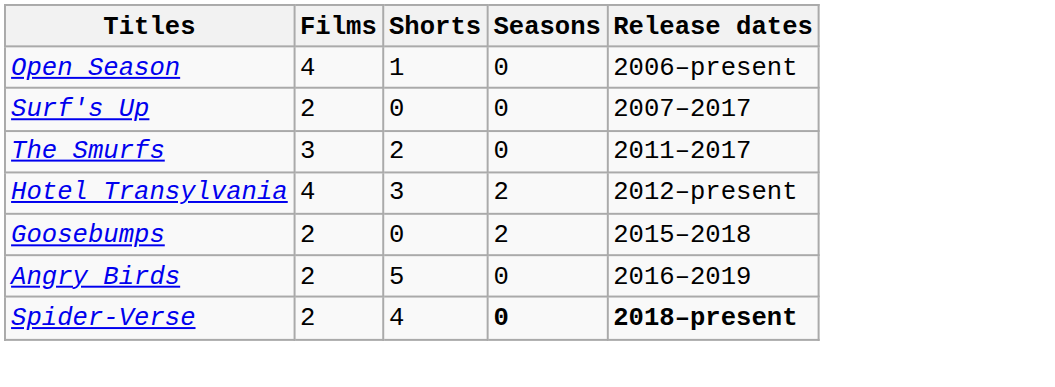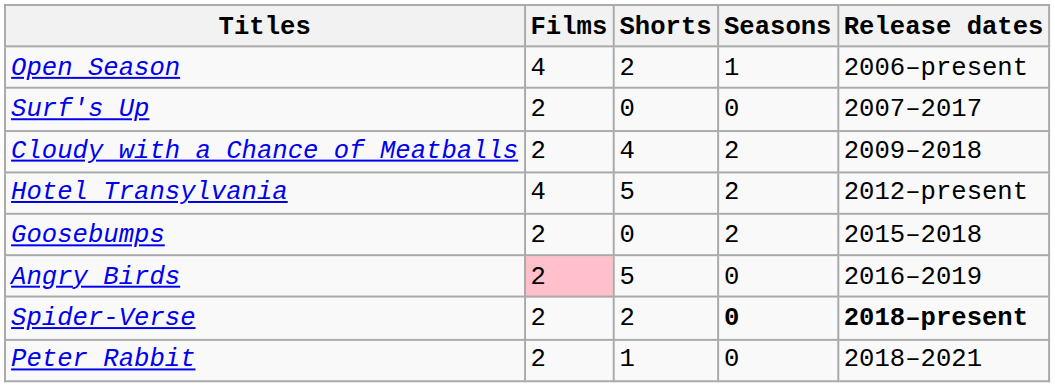(397, 68) 1 -> (627, 68) 2
(501, 68) 0 -> (732, 68) 1
+ row: (265, 151)
- row: (88, 151)
(397, 193) 3 -> (627, 193) 5
(308, 276) no background -> (538, 276) pink background
(397, 318) 4 -> (627, 318) 2
+ row: (103, 360)
